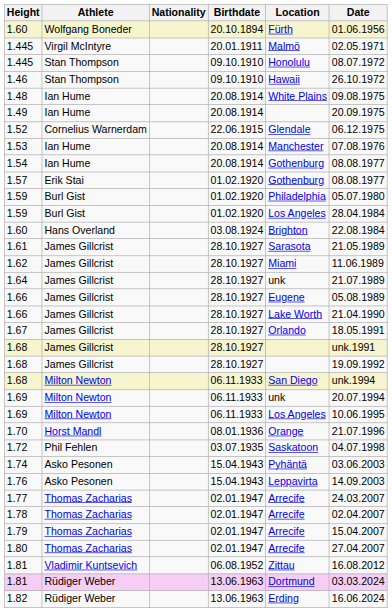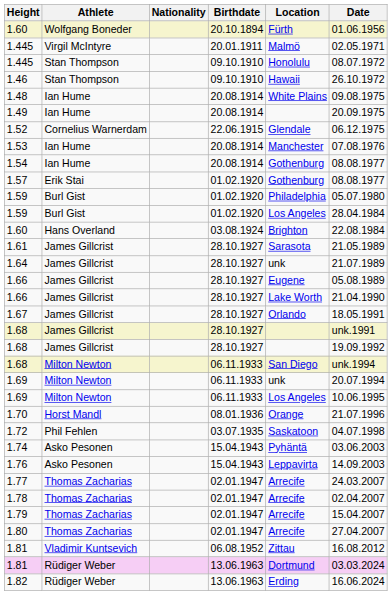- row: (17, 264)
